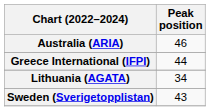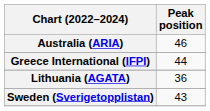(181, 79) 34 -> (181, 79) 36
